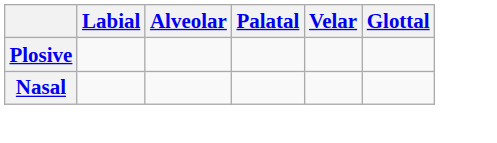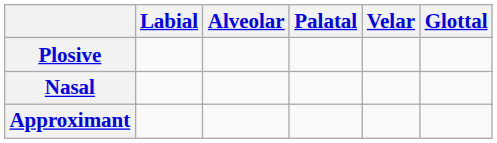+ row: (70, 120)
